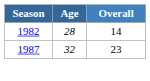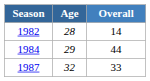+ row: (29, 49)
(116, 49) 23 -> (116, 67) 33
